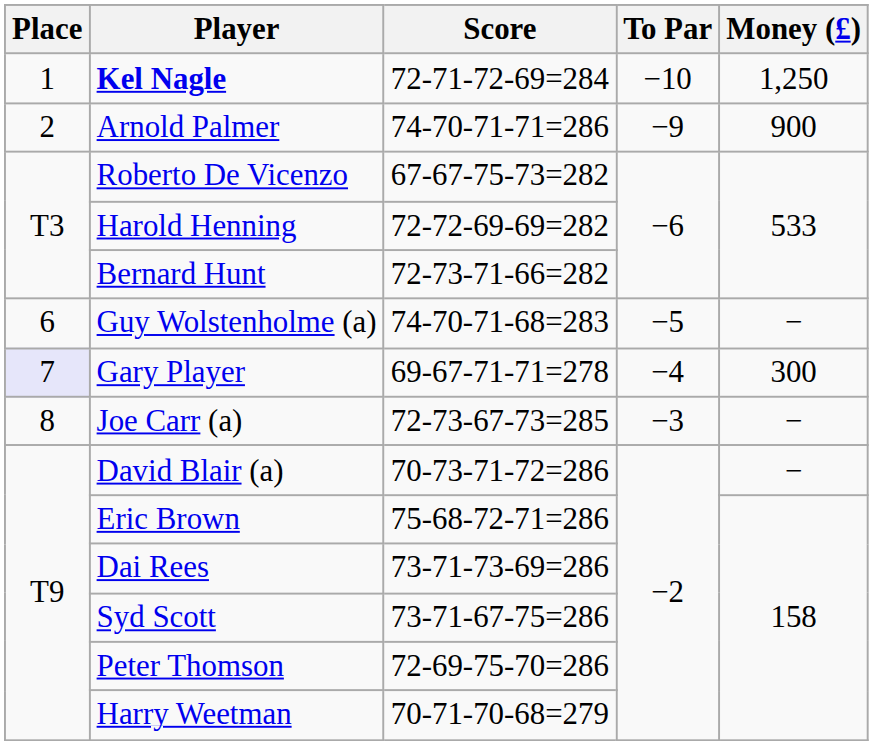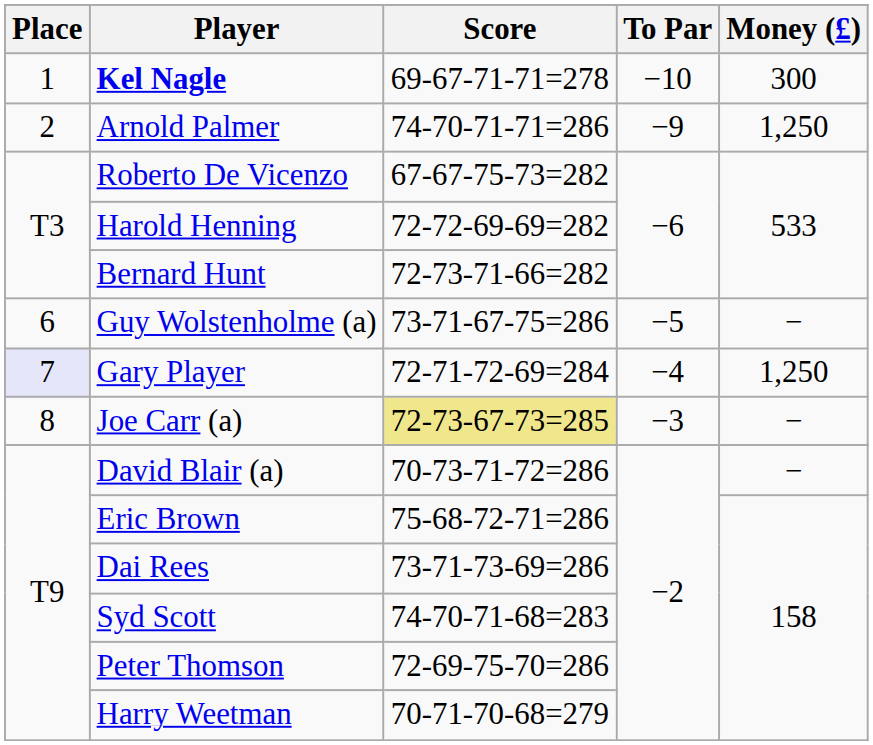(500, 77) 72-71-72-69=284 -> (500, 77) 69-67-71-71=278
(794, 77) 1,250 -> (794, 77) 300
(794, 126) 900 -> (794, 126) 1,250
(500, 322) 74-70-71-68=283 -> (500, 322) 73-71-67-75=286
(500, 371) 69-67-71-71=278 -> (500, 371) 72-71-72-69=284
(794, 371) 300 -> (794, 371) 1,250
(500, 420) no background -> (500, 420) khaki background
(500, 616) 73-71-67-75=286 -> (500, 616) 74-70-71-68=283
